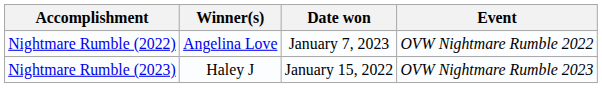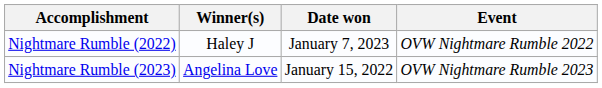(230, 43) Angelina Love -> (230, 43) Haley J
(230, 69) Haley J -> (230, 69) Angelina Love
